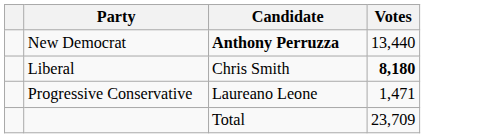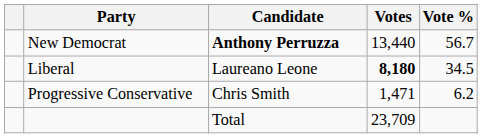+ column: (448, 17)
(251, 68) Chris Smith -> (265, 68) Laureano Leone
(265, 94) Laureano Leone -> (251, 94) Chris Smith
